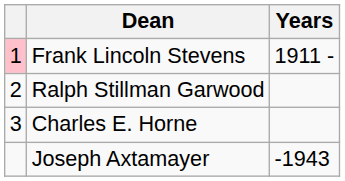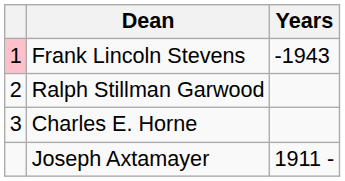(304, 55) 1911 - -> (302, 55) -1943
(302, 158) -1943 -> (304, 158) 1911 -
